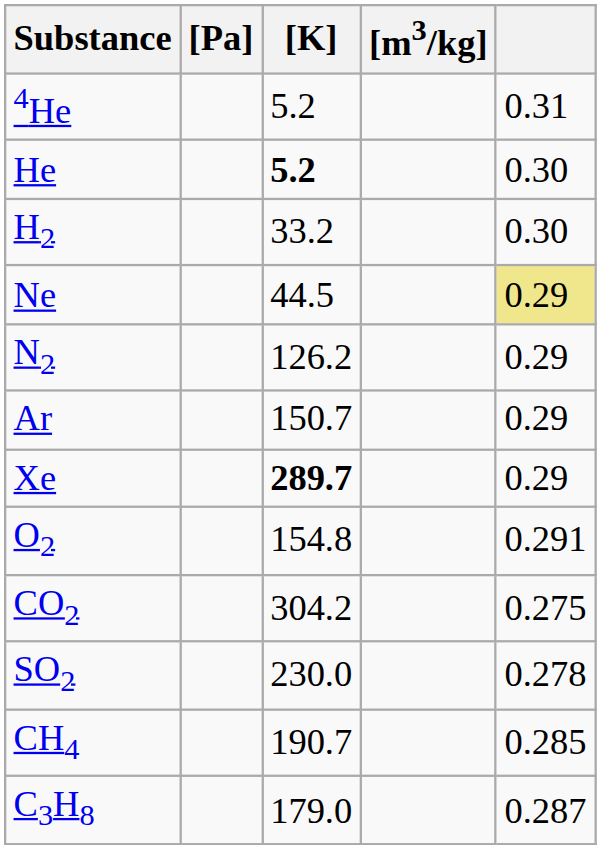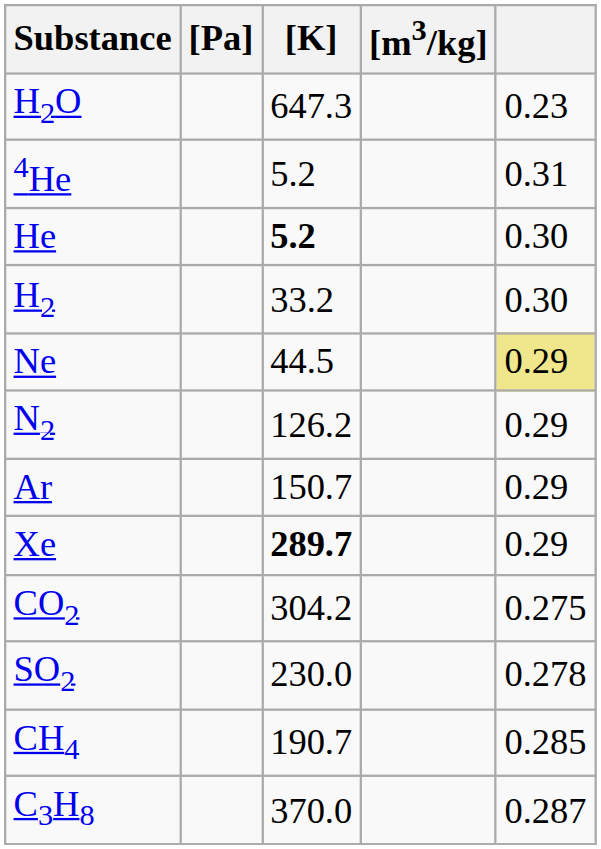+ row: (48, 105)
- row: (34, 539)
(311, 809) 179.0 -> (311, 809) 370.0
